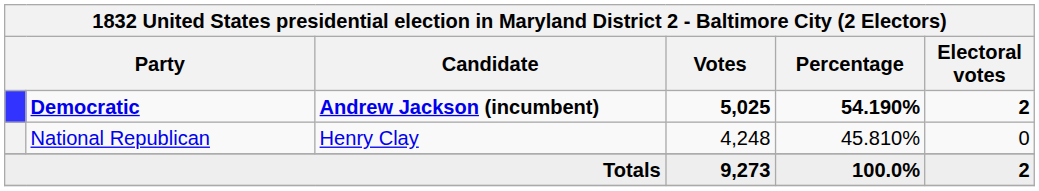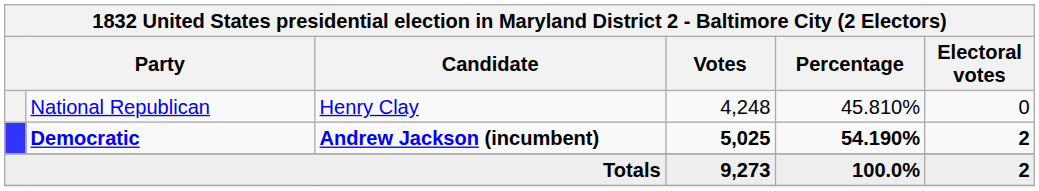rows swapped: (85, 107) <-> (120, 138)
